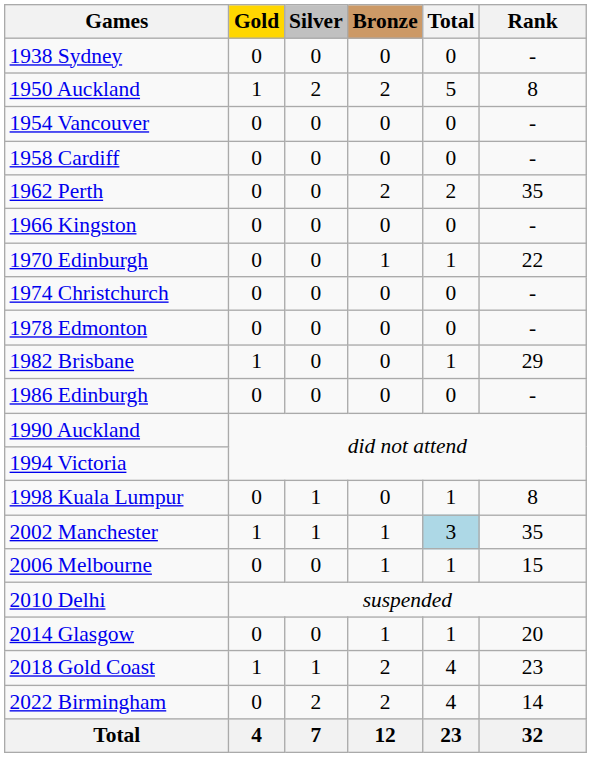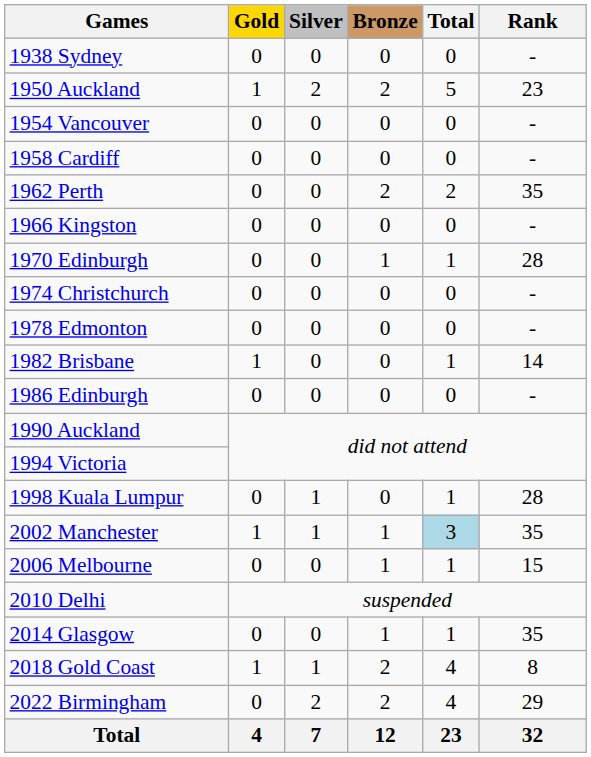(533, 89) 8 -> (533, 89) 23
(533, 259) 22 -> (533, 259) 28
(533, 361) 29 -> (533, 361) 14
(533, 497) 8 -> (533, 497) 28
(533, 633) 20 -> (533, 633) 35
(533, 667) 23 -> (533, 667) 8
(533, 701) 14 -> (533, 701) 29
